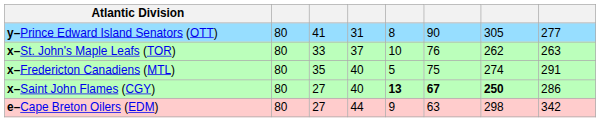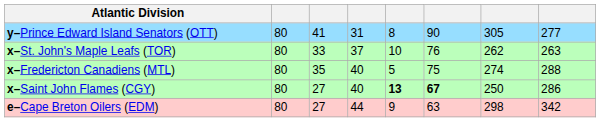(551, 70) 291 -> (551, 70) 288
(494, 88) bold -> (494, 88) normal
